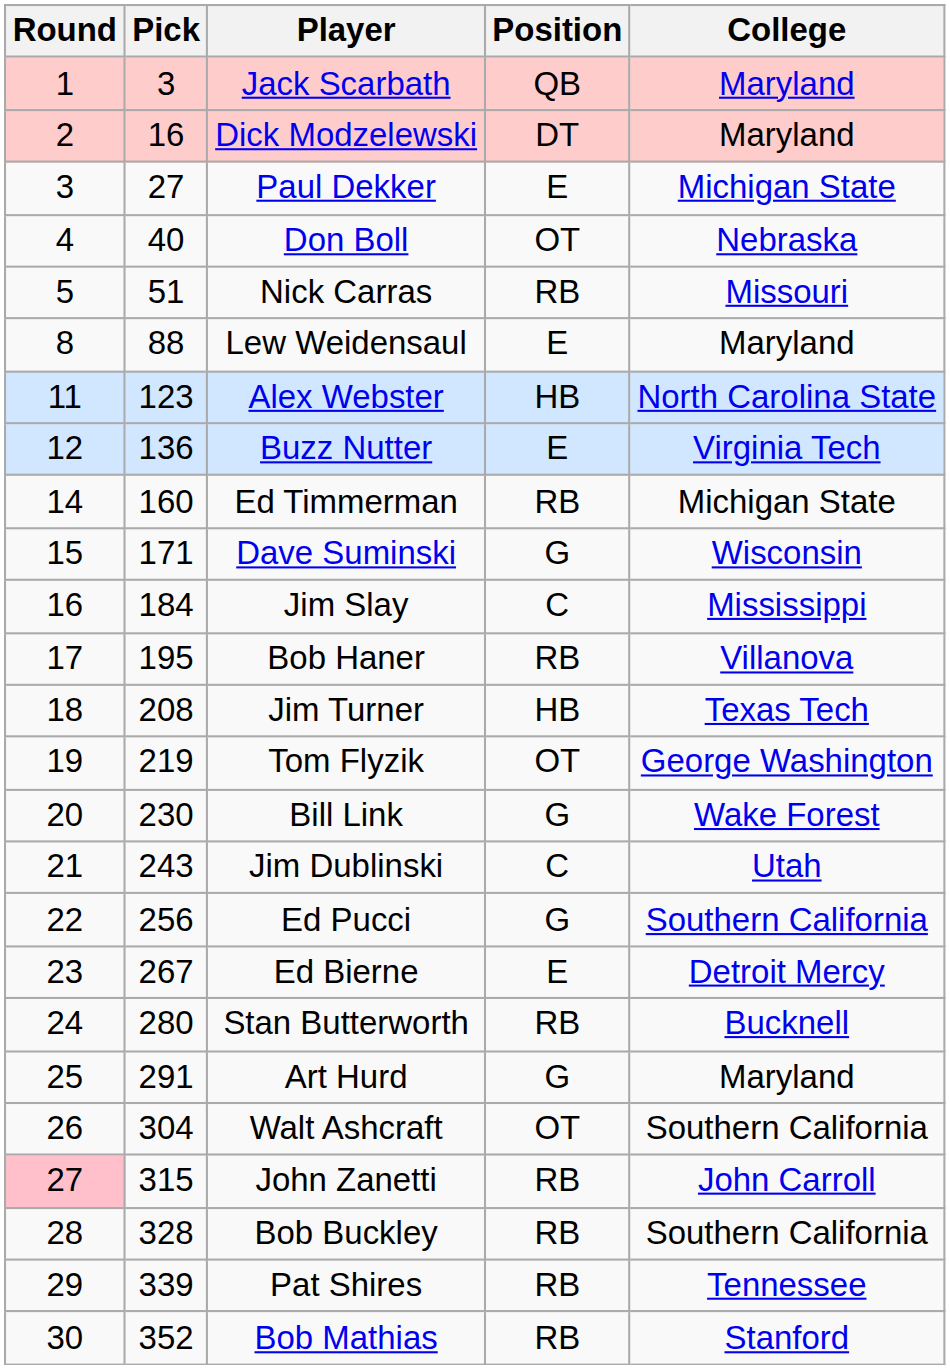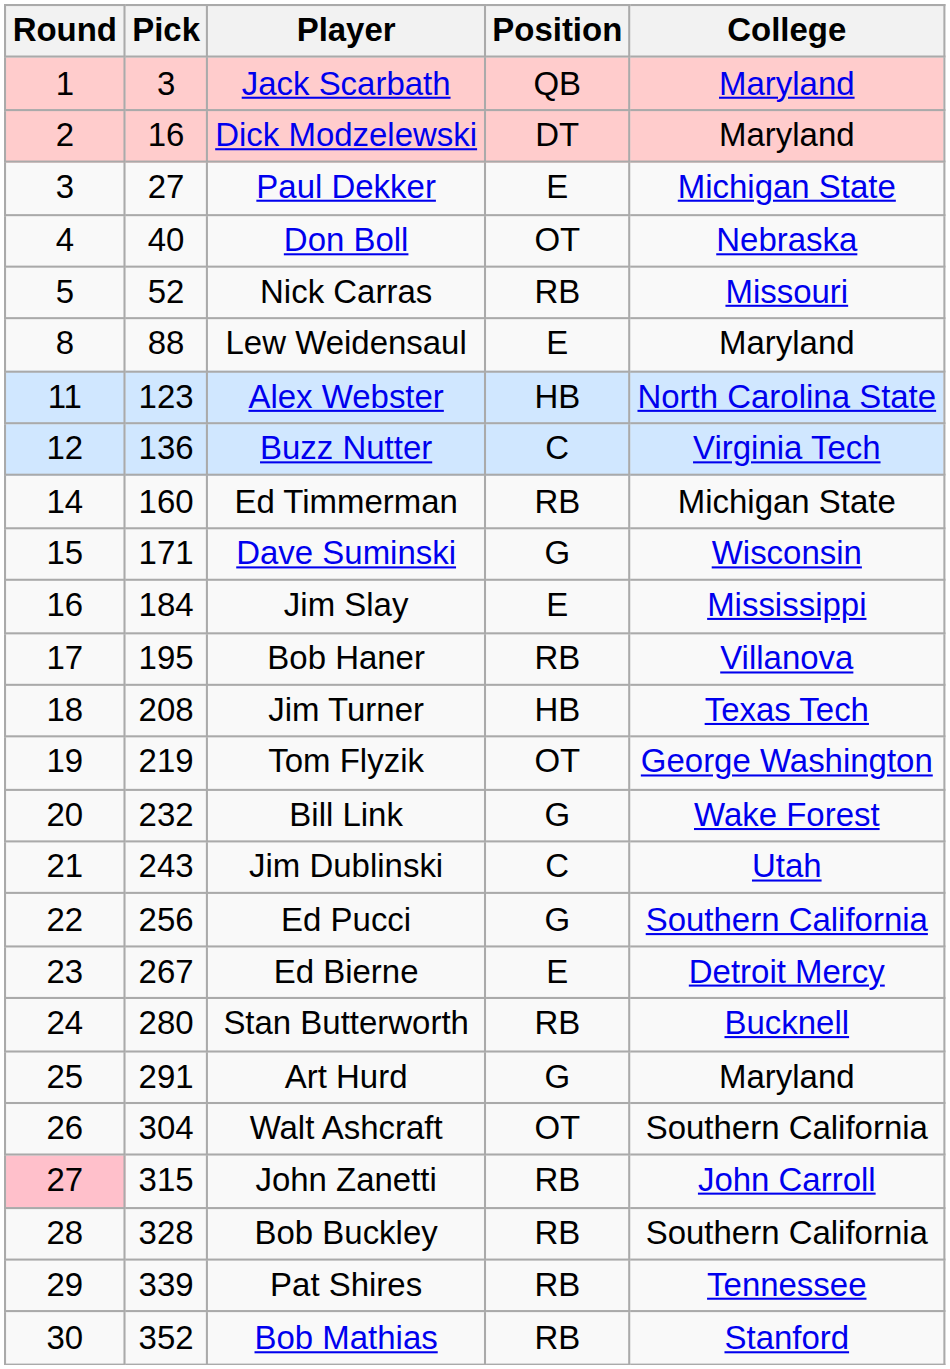(166, 291) 51 -> (166, 291) 52
(557, 448) E -> (557, 448) C
(557, 605) C -> (557, 605) E
(166, 814) 230 -> (166, 814) 232
